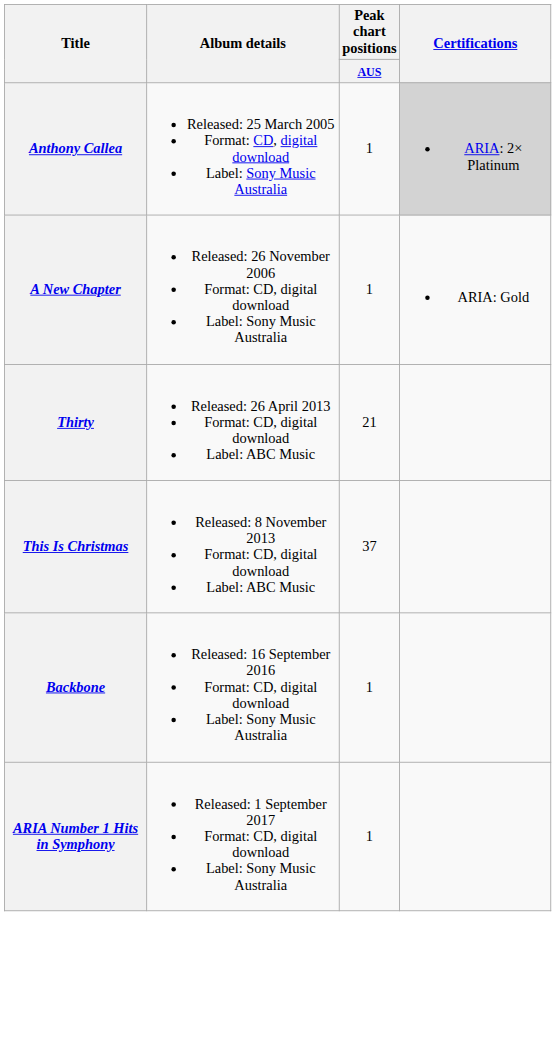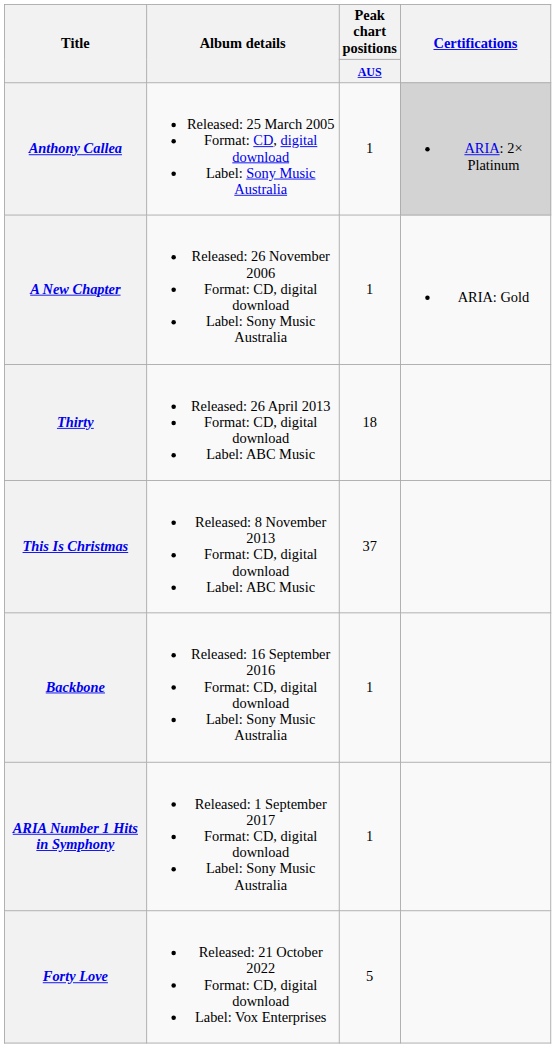(369, 422) 21 -> (370, 422) 18
+ row: (75, 977)
